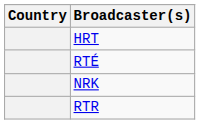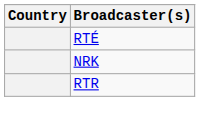- row: (86, 39)
